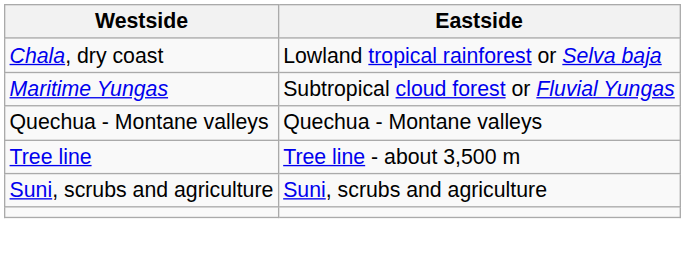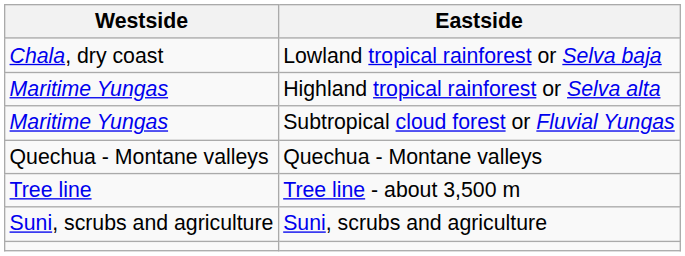+ row: (472, 88)
